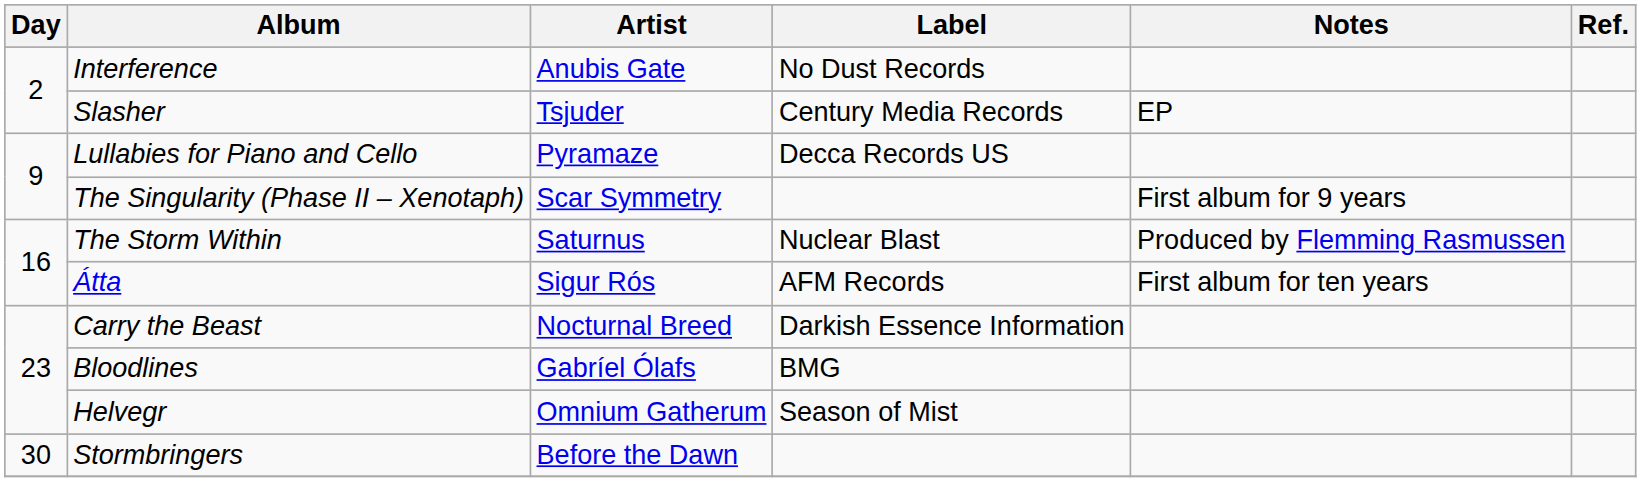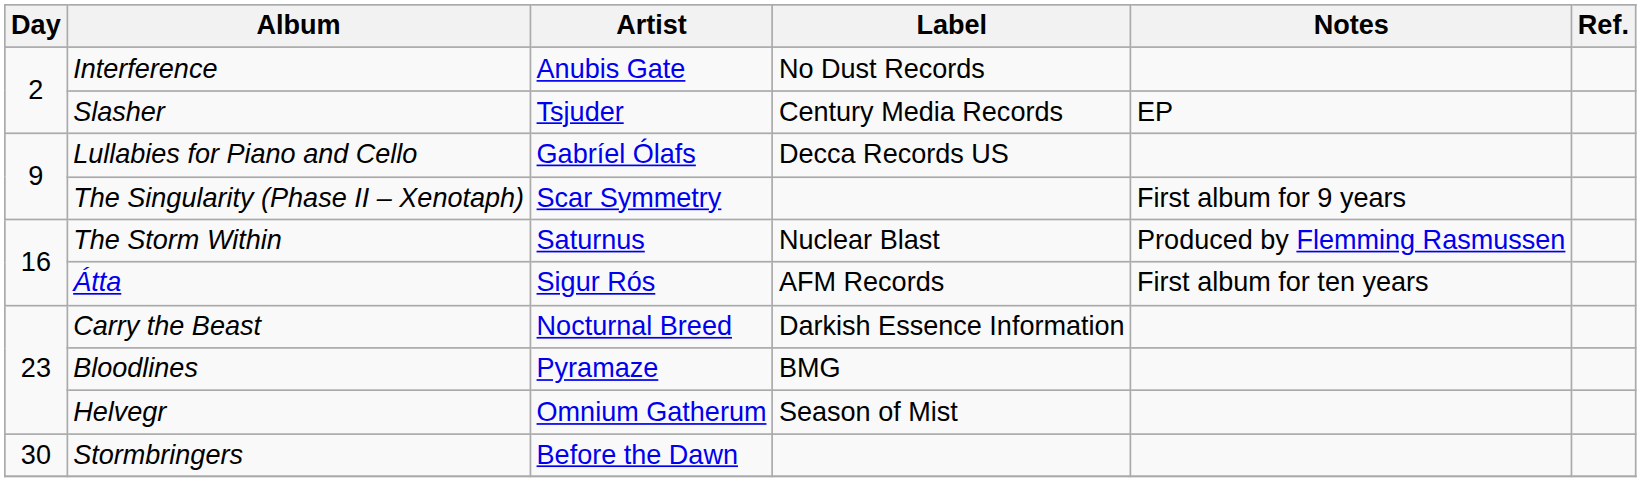(597, 154) Pyramaze -> (616, 154) Gabríel Ólafs
(616, 369) Gabríel Ólafs -> (597, 369) Pyramaze
